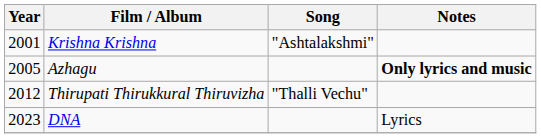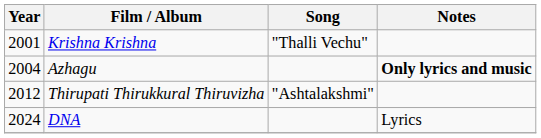(323, 42) "Ashtalakshmi" -> (320, 42) "Thalli Vechu"
(24, 68) 2005 -> (24, 68) 2004
(320, 94) "Thalli Vechu" -> (323, 94) "Ashtalakshmi"
(24, 119) 2023 -> (24, 119) 2024
